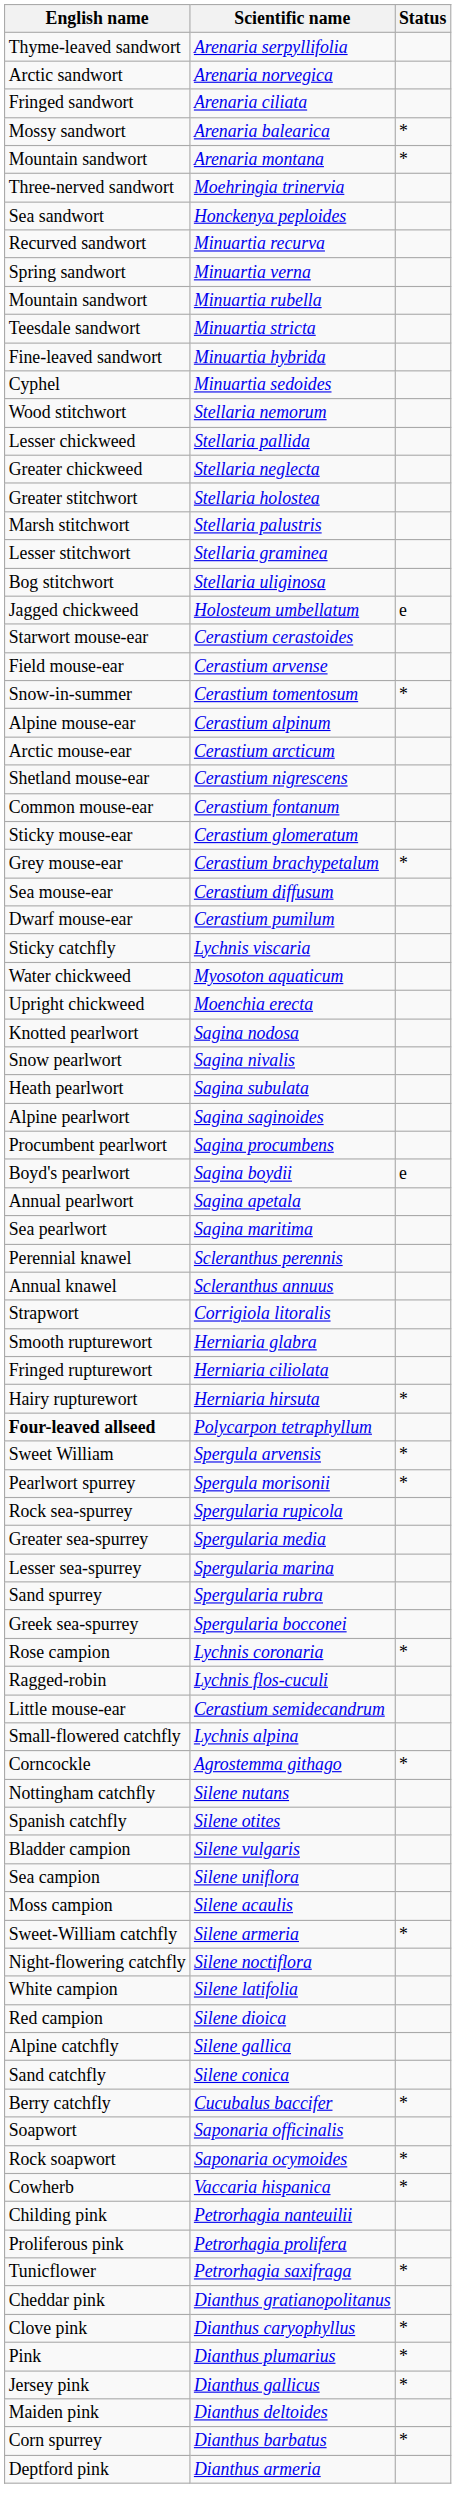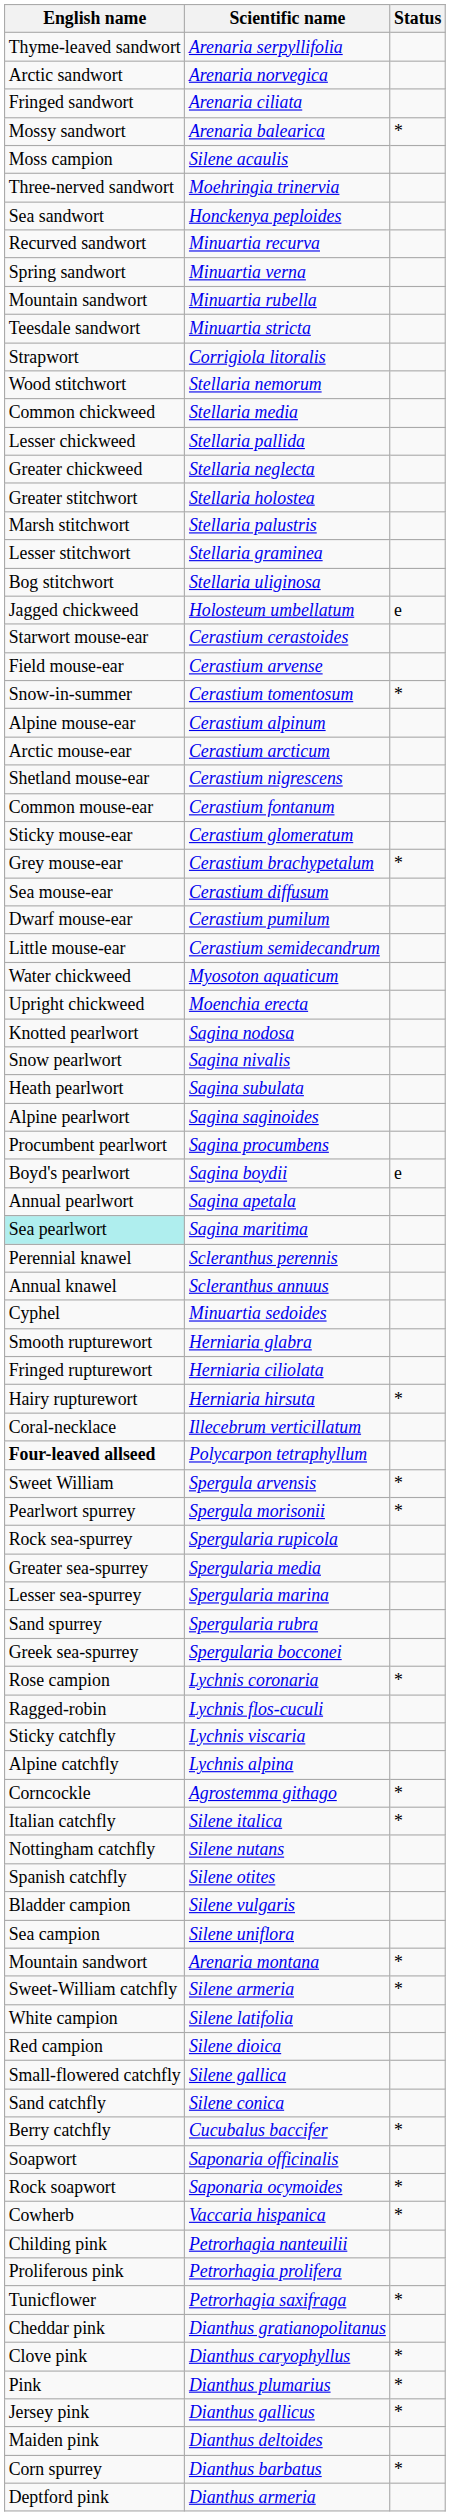rows swapped: (259, 159) <-> (243, 1905)
- row: (260, 356)
rows swapped: (263, 384) <-> (262, 1314)
+ row: (243, 412)
rows swapped: (289, 1708) <-> (252, 948)
(58, 1229) no background -> (58, 1229) paleturquoise background
+ row: (275, 1426)
(95, 1736) Small-flowered catchfly -> (64, 1764) Alpine catchfly
+ row: (236, 1821)
- row: (253, 1962)
(64, 2046) Alpine catchfly -> (95, 2074) Small-flowered catchfly
